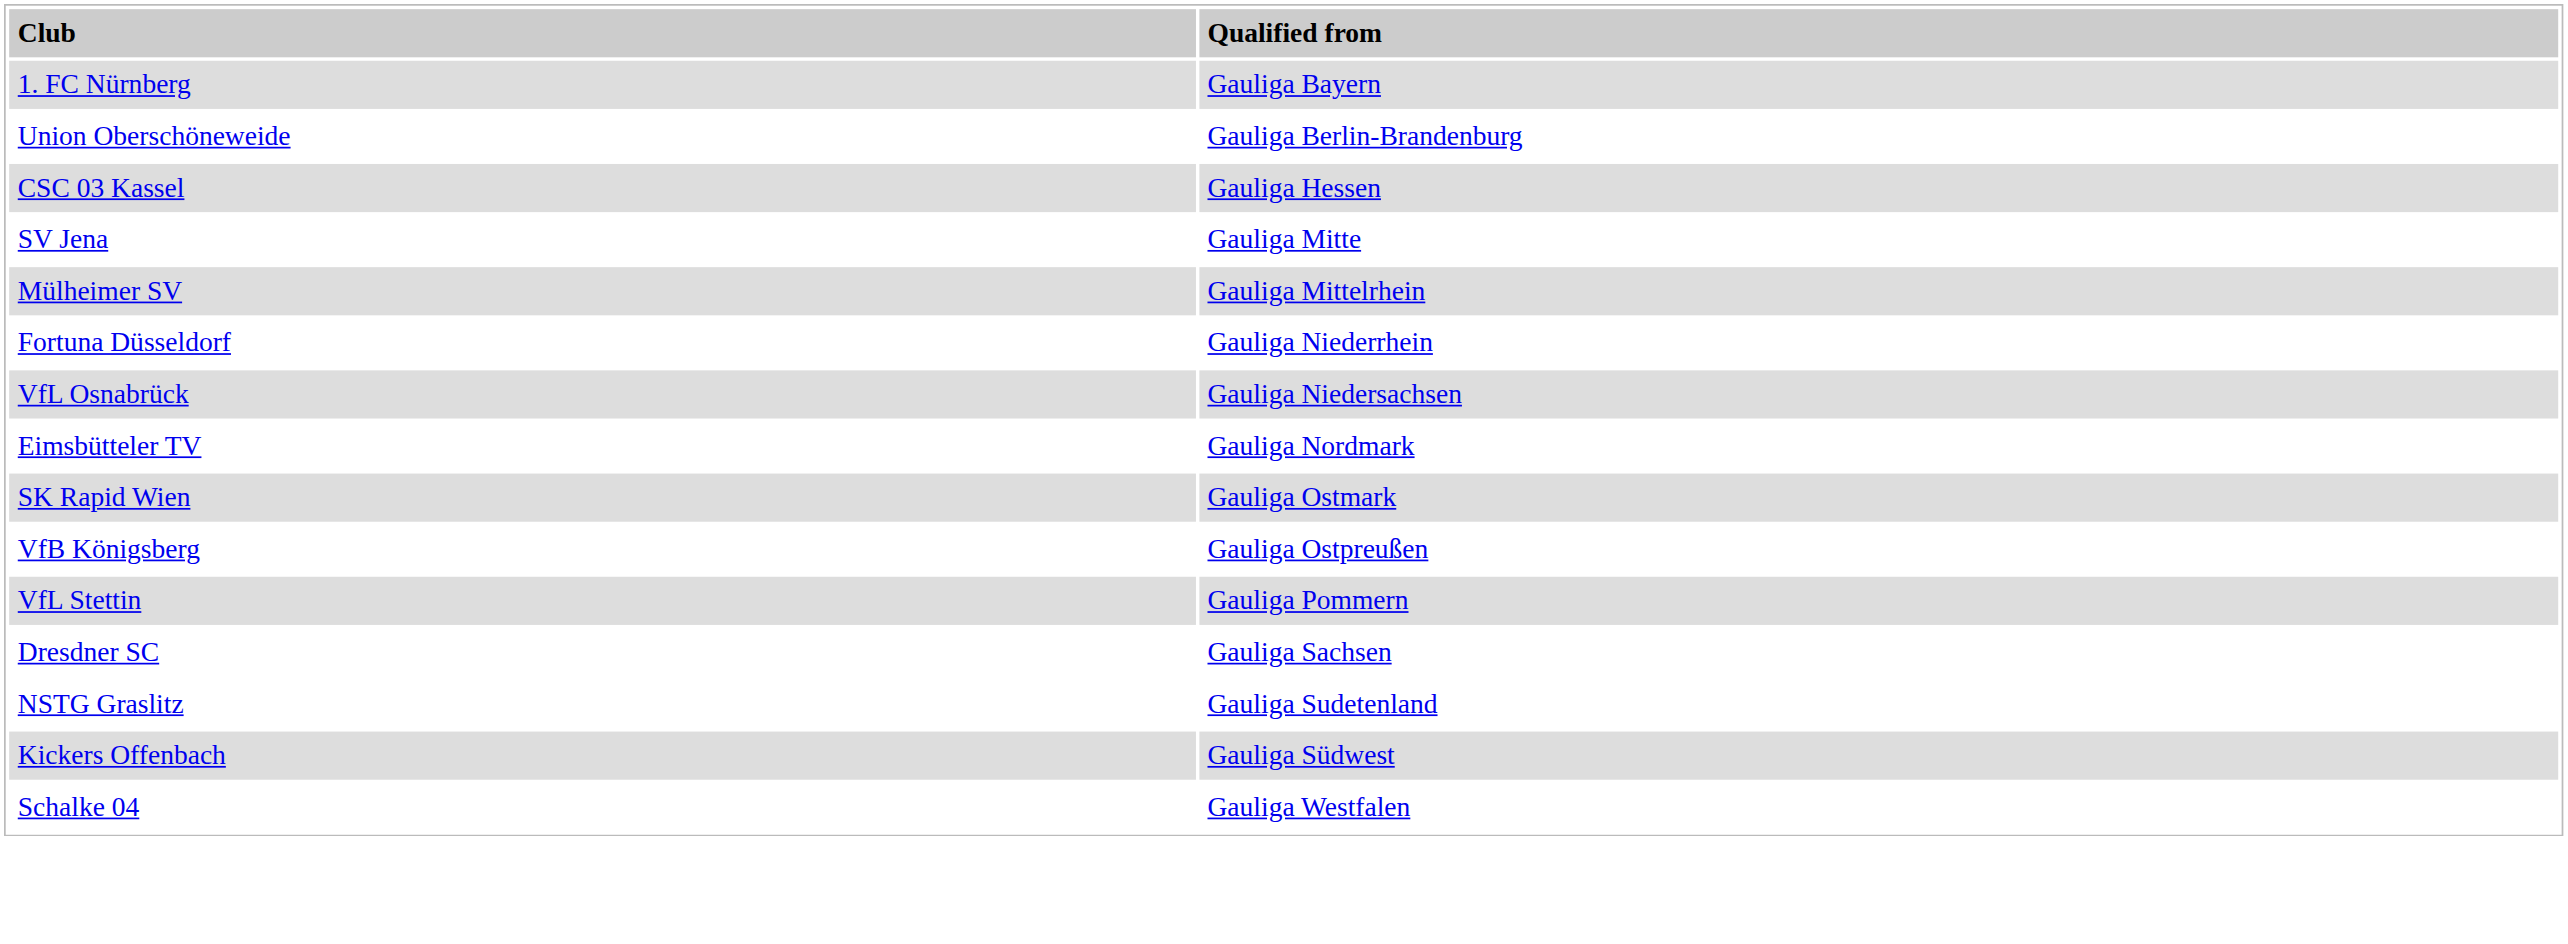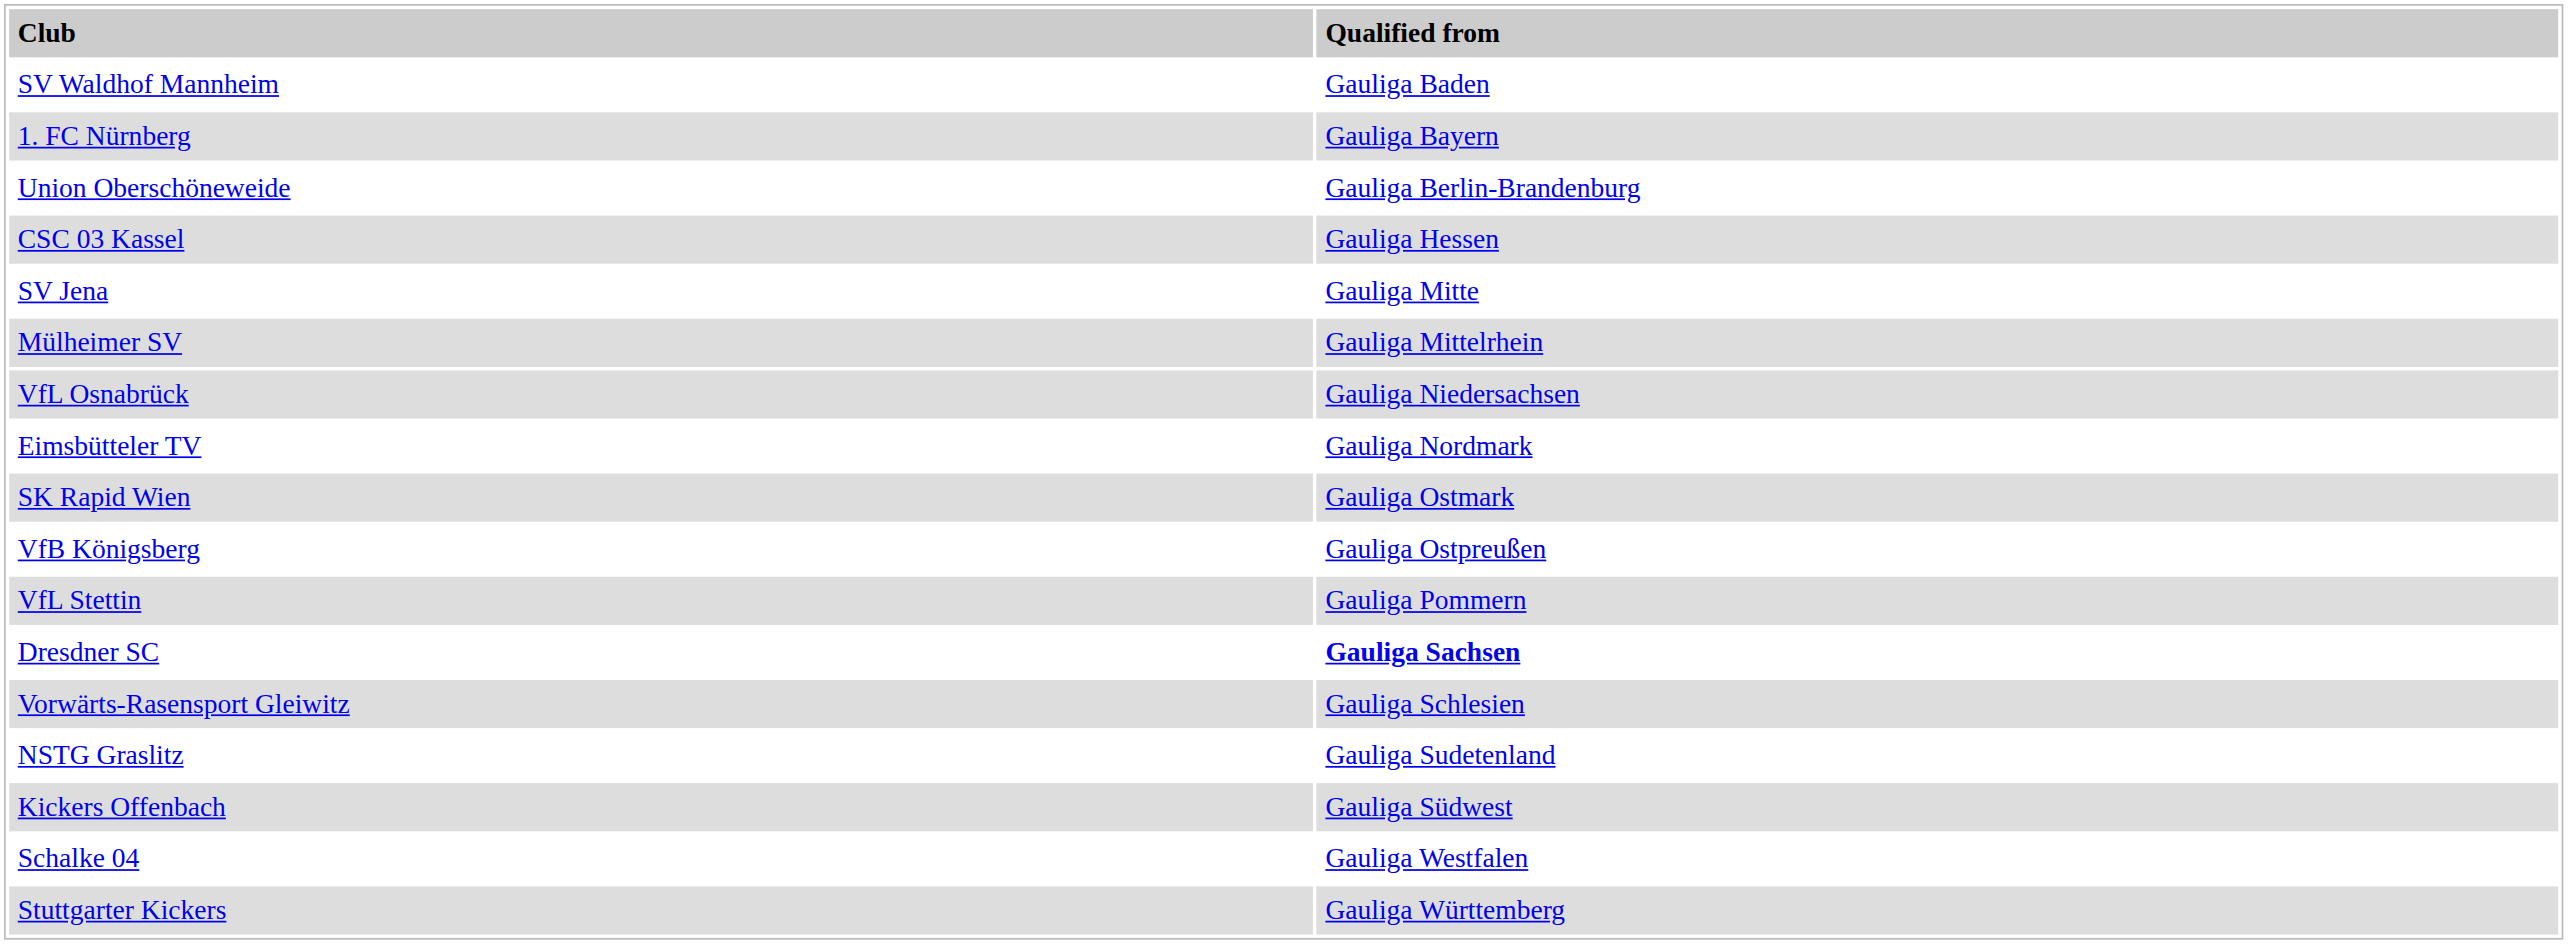+ row: (148, 84)
- row: (124, 342)
(1300, 652) normal -> (1423, 652) bold
+ row: (184, 703)
+ row: (122, 910)
